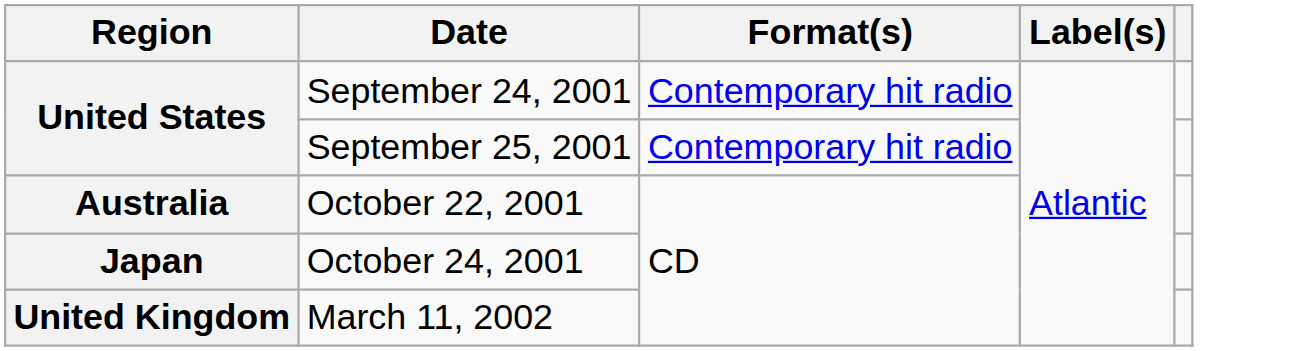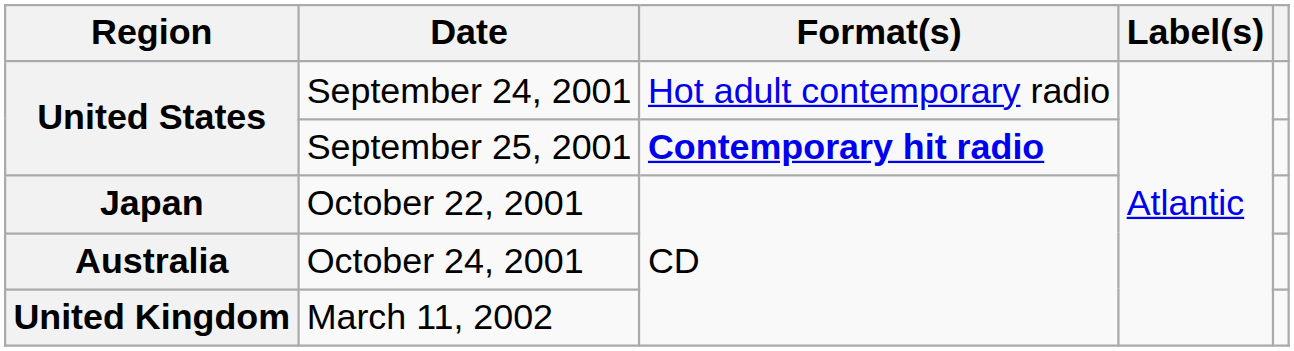(830, 89) Contemporary hit radio -> (879, 89) Hot adult contemporary radio
(830, 146) normal -> (846, 146) bold
(152, 203) Australia -> (152, 203) Japan
(152, 260) Japan -> (152, 260) Australia
